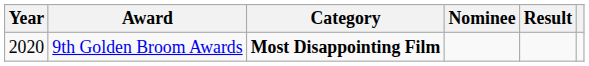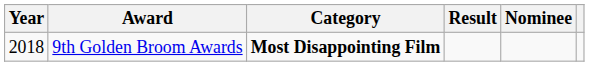columns swapped: (482, 18) <-> (548, 18)
(26, 46) 2020 -> (26, 46) 2018
